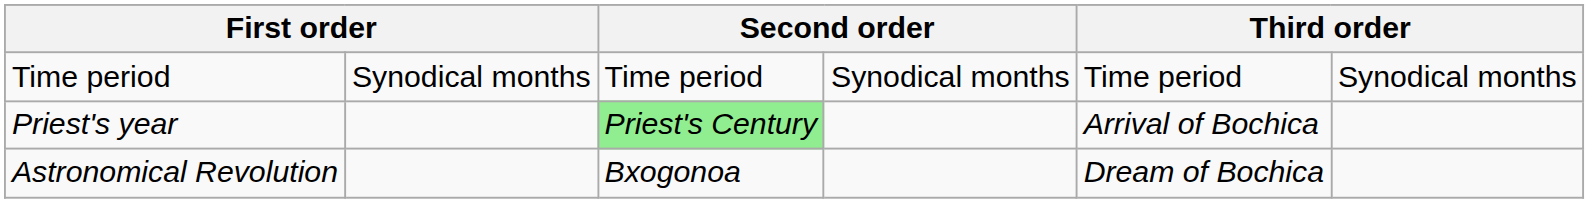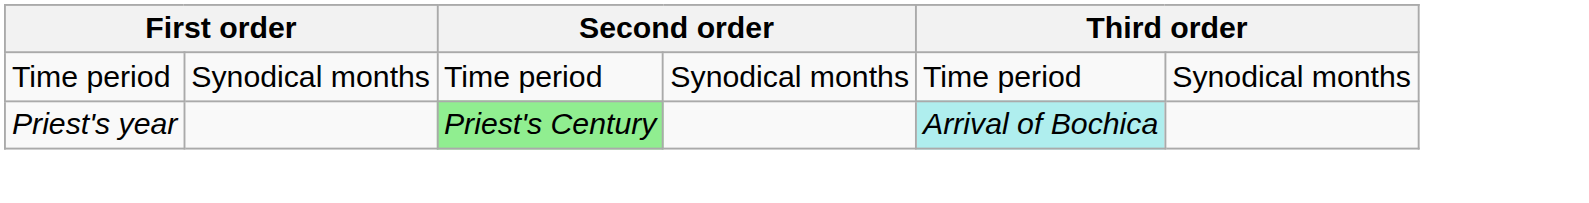(1201, 124) no background -> (1041, 124) paleturquoise background
- row: (175, 172)
